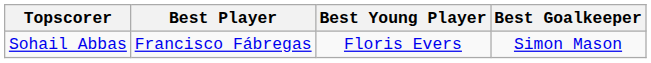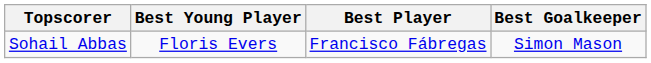columns swapped: (223, 18) <-> (403, 18)
